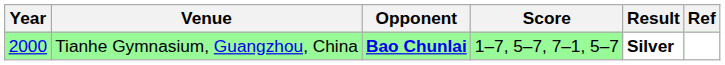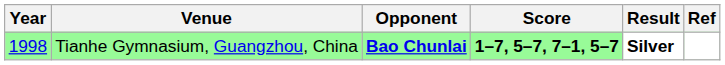(28, 46) 2000 -> (28, 46) 1998
(547, 46) normal -> (547, 46) bold
